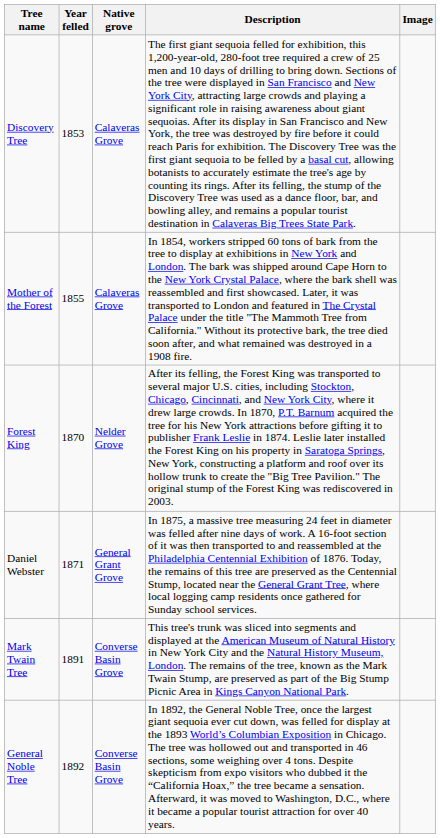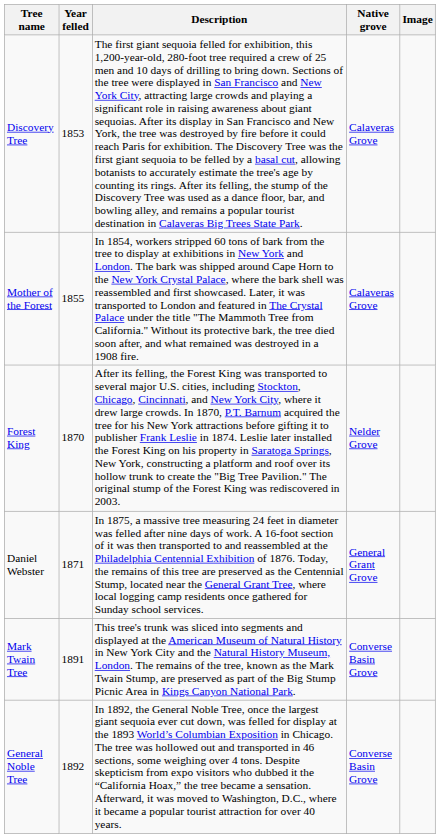columns swapped: (119, 19) <-> (273, 19)
